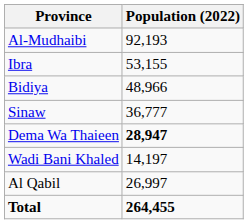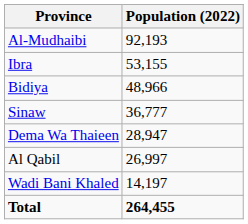(147, 135) bold -> (147, 135) normal
rows swapped: (34, 183) <-> (63, 159)
